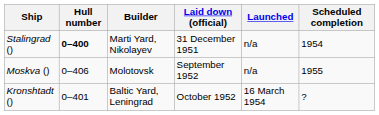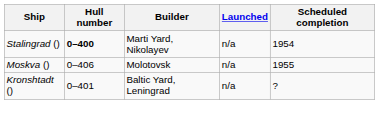- column: (208, 17)
(264, 97) 16 March 1954 -> (229, 86) n/a
